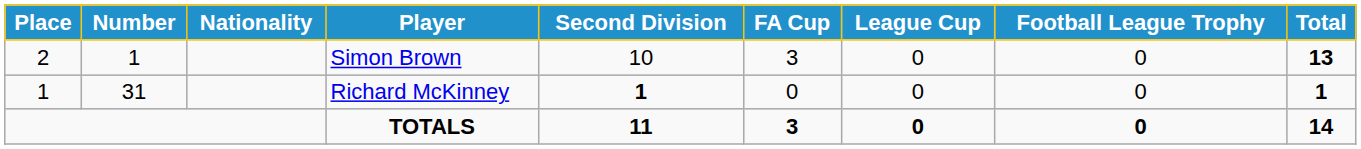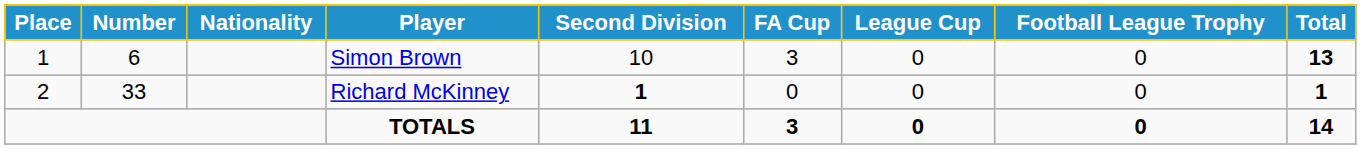(43, 57) 2 -> (43, 57) 1
(134, 57) 1 -> (134, 57) 6
(43, 92) 1 -> (43, 92) 2
(134, 92) 31 -> (134, 92) 33
